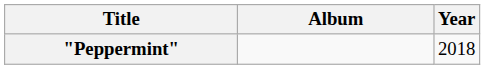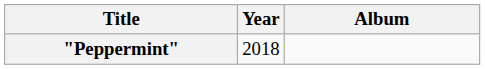columns swapped: (457, 19) <-> (336, 19)
